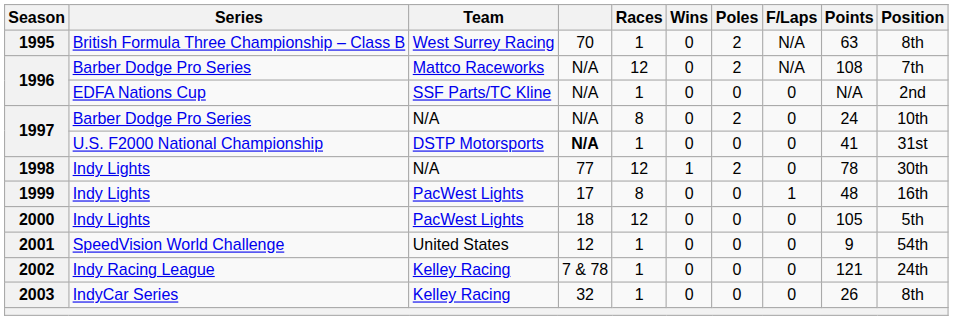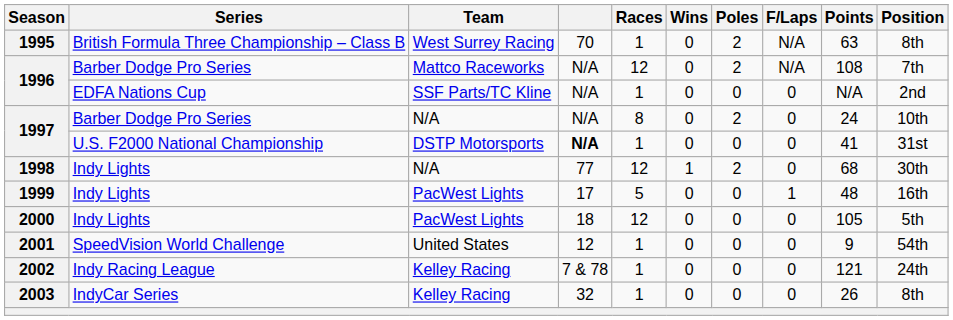(849, 169) 78 -> (849, 169) 68
(639, 194) 8 -> (639, 194) 5
